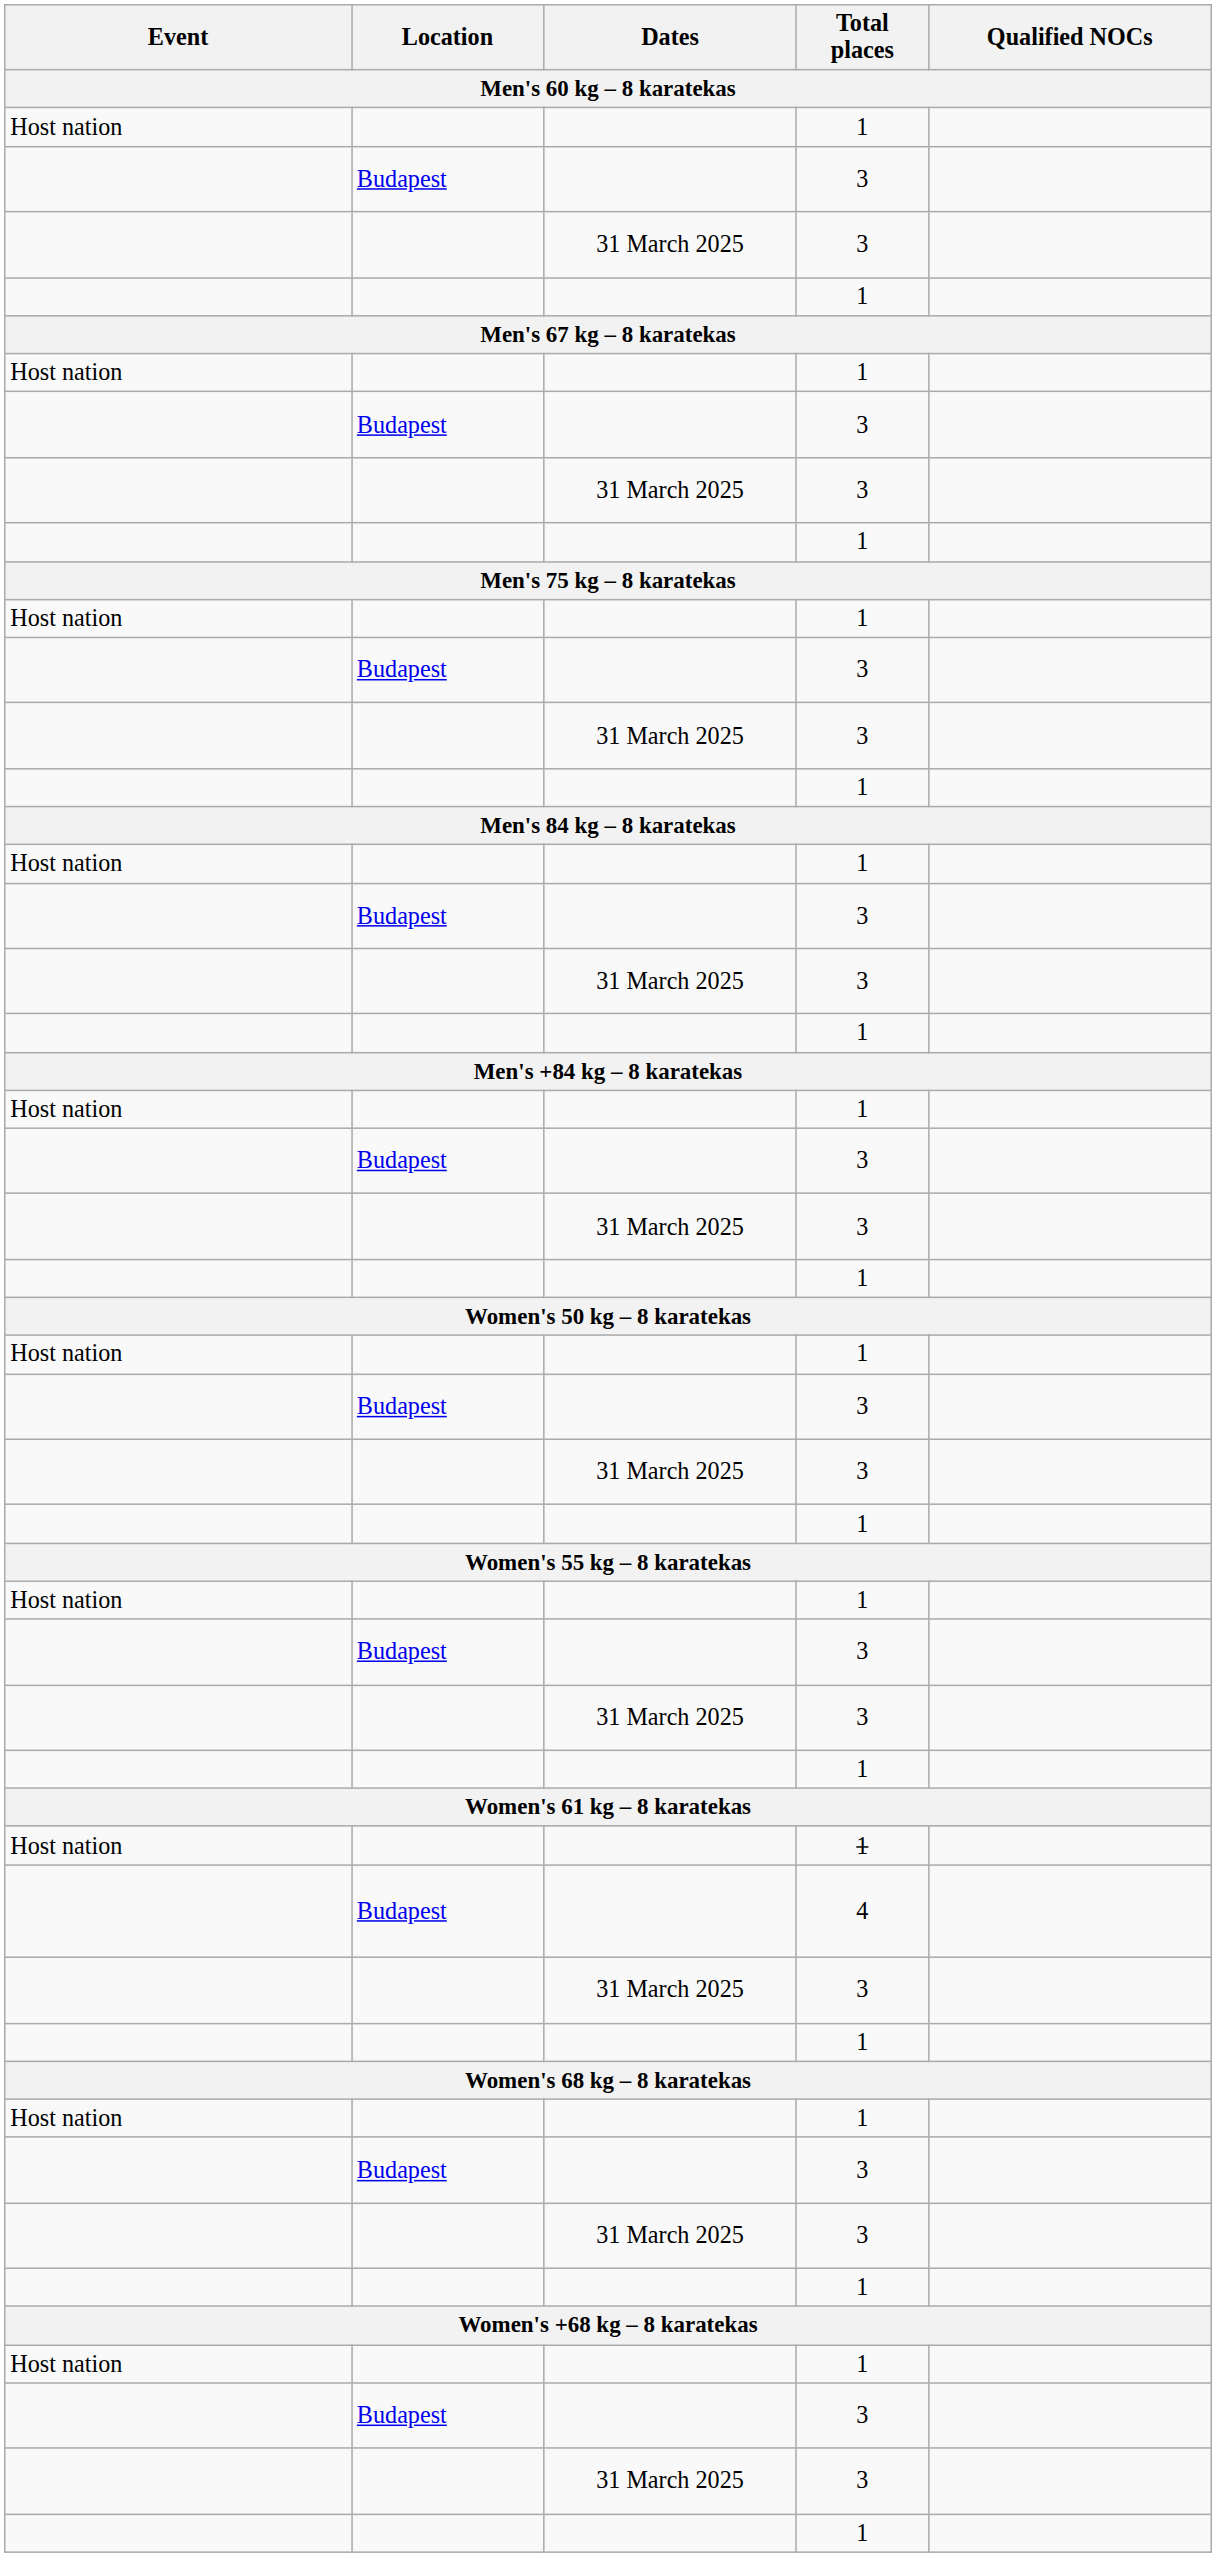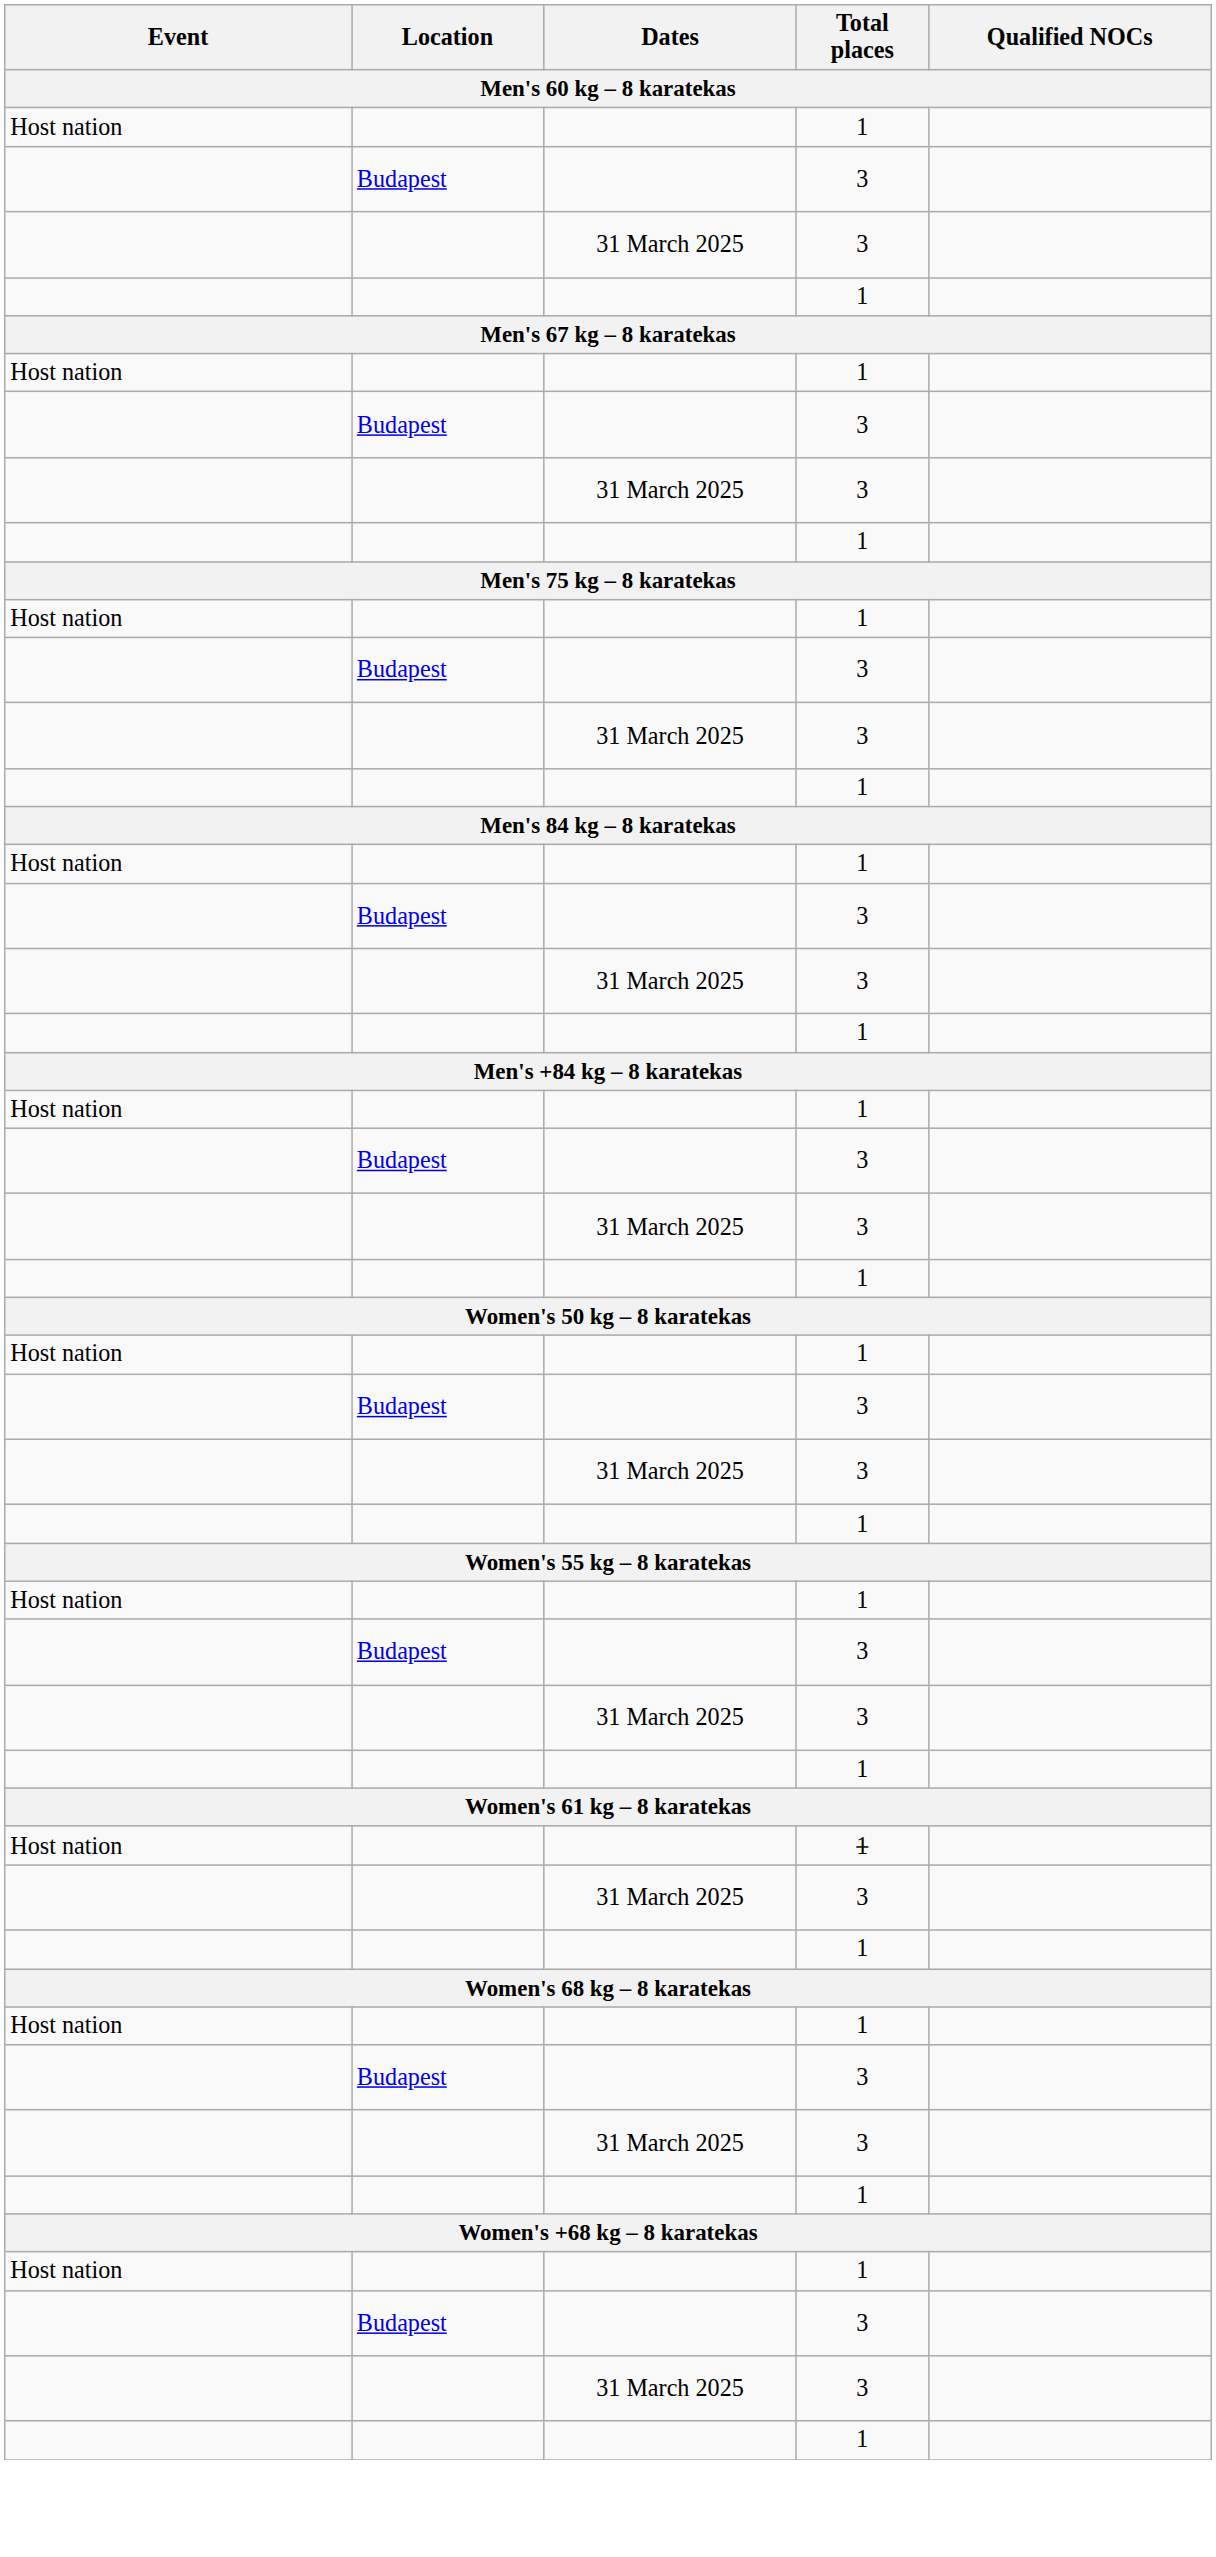- row: (178, 1911)
